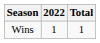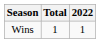columns swapped: (54, 13) <-> (81, 13)
